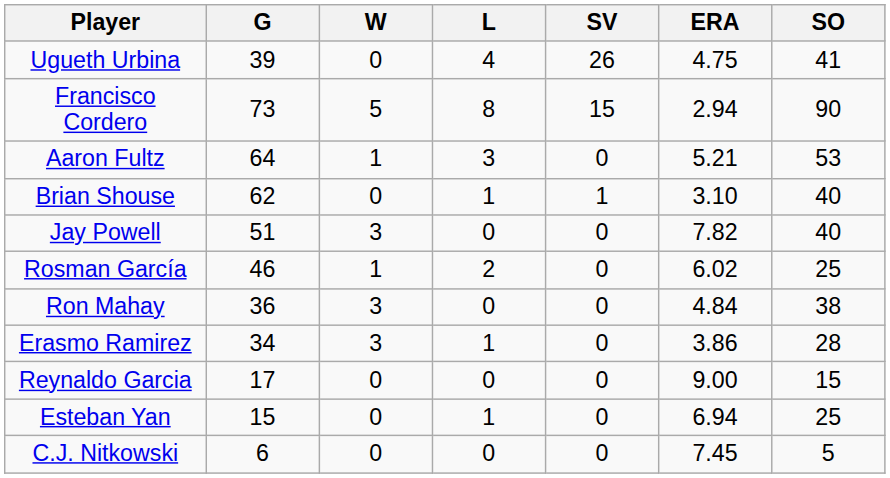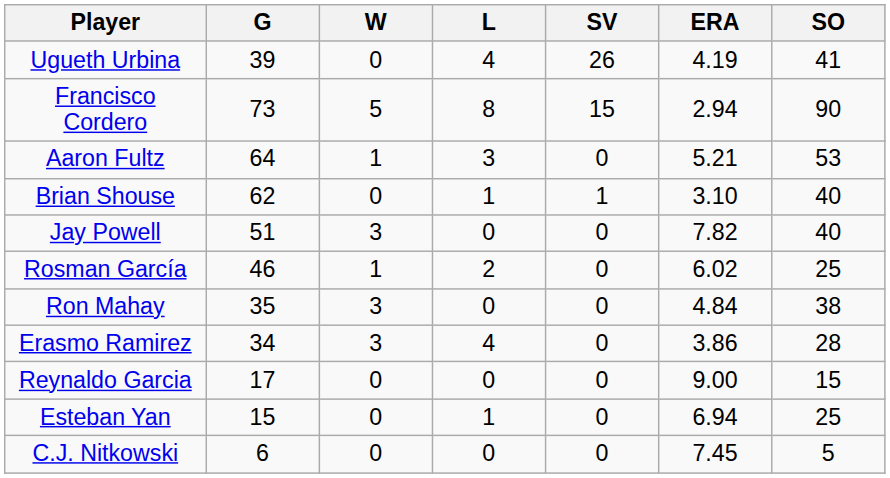(715, 59) 4.75 -> (715, 59) 4.19
(262, 306) 36 -> (262, 306) 35
(489, 343) 1 -> (489, 343) 4
